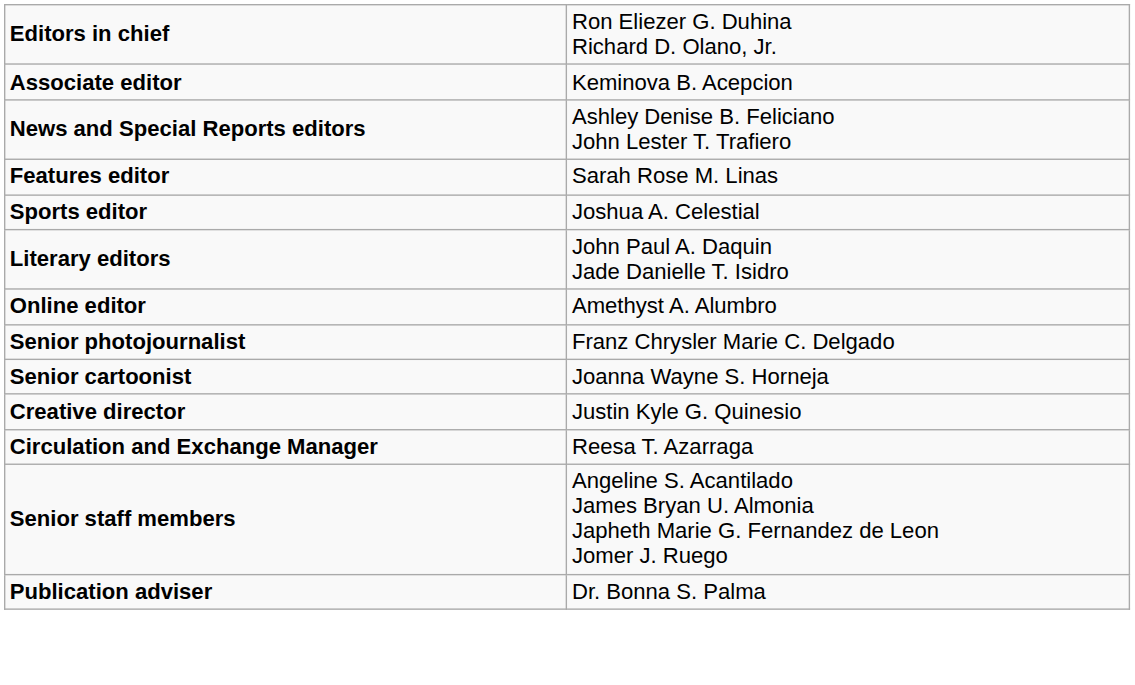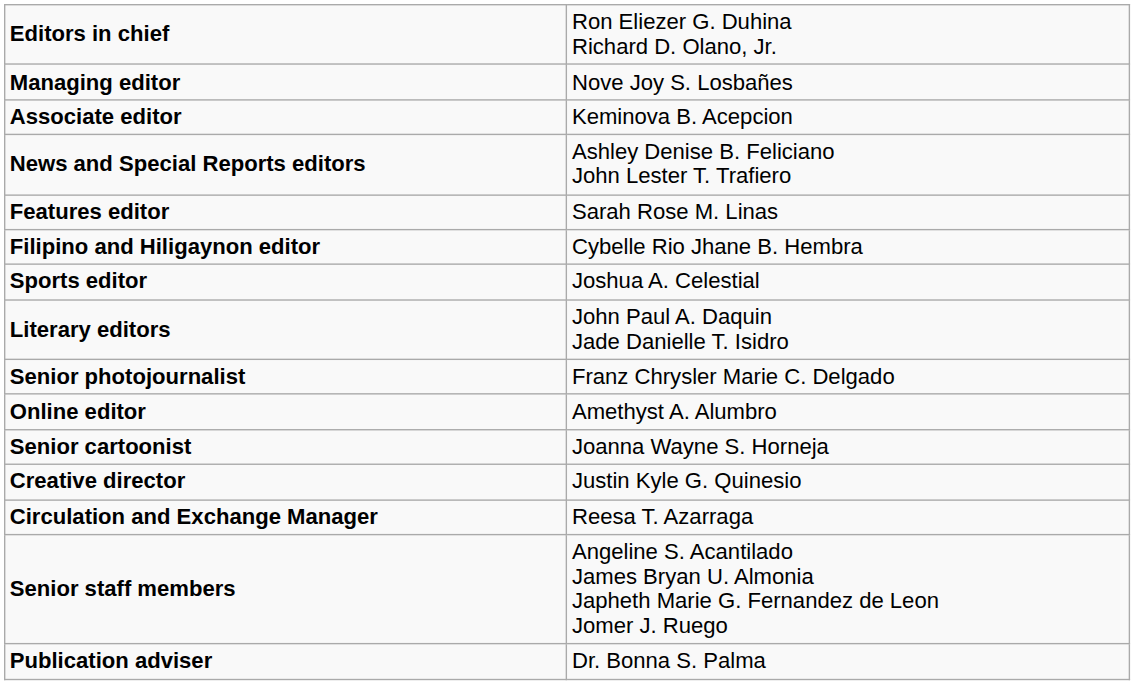+ row: (95, 81)
+ row: (165, 246)
rows swapped: (78, 306) <-> (128, 341)
